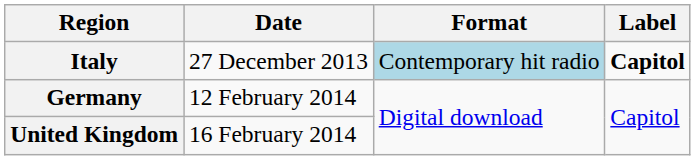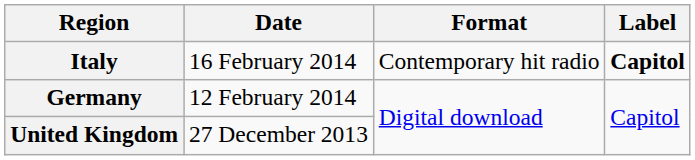(278, 60) 27 December 2013 -> (273, 60) 16 February 2014
(489, 60) lightblue background -> (489, 60) no background
(273, 135) 16 February 2014 -> (278, 135) 27 December 2013
